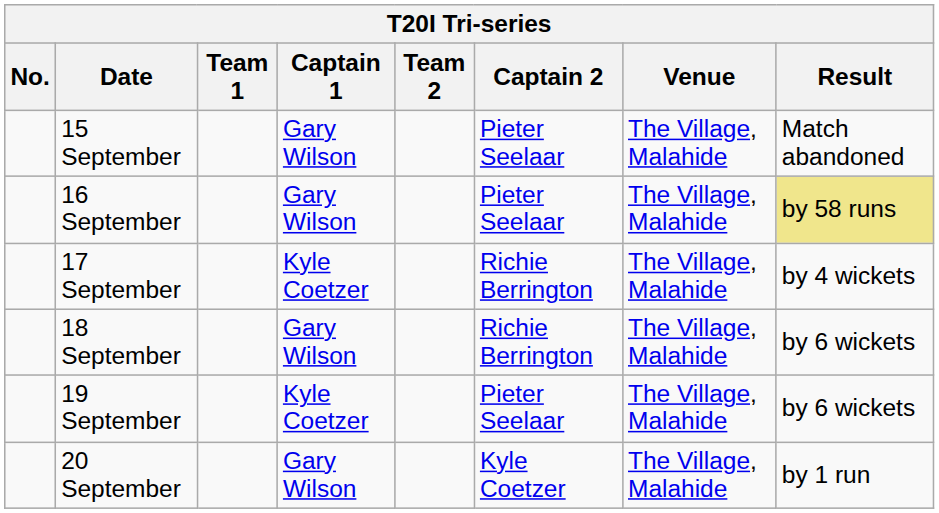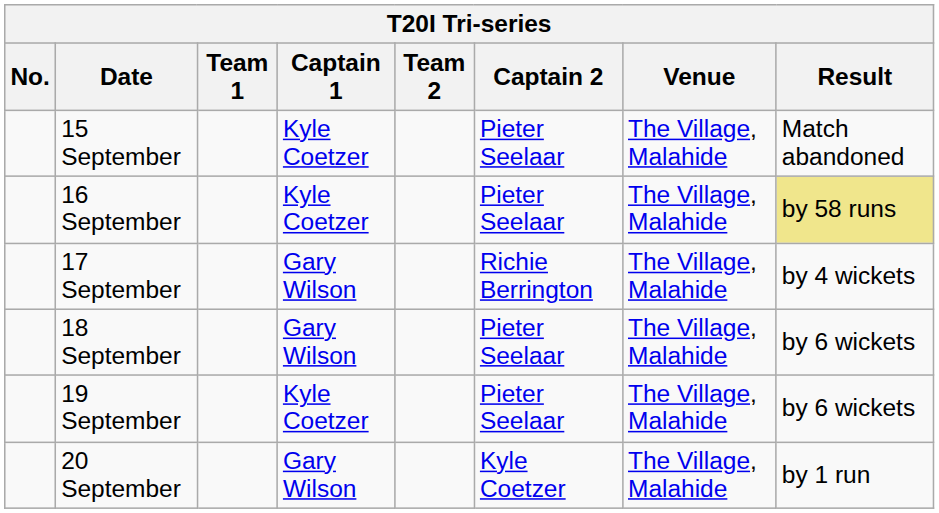(320, 142) Gary Wilson -> (326, 142) Kyle Coetzer
(320, 209) Gary Wilson -> (326, 209) Kyle Coetzer
(326, 275) Kyle Coetzer -> (320, 275) Gary Wilson
(536, 341) Richie Berrington -> (522, 341) Pieter Seelaar
